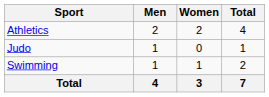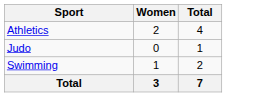- column: (155, 13)
